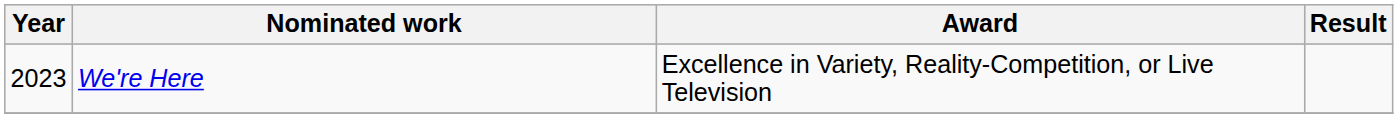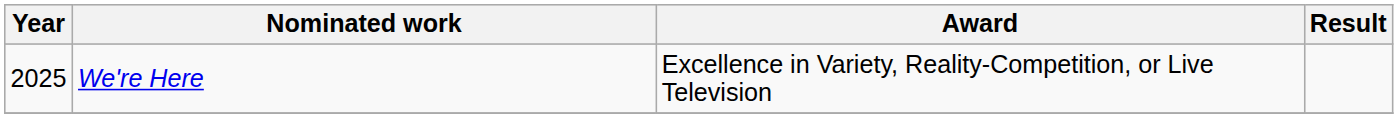(39, 78) 2023 -> (39, 78) 2025
